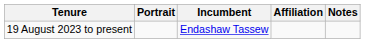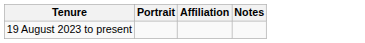- column: (224, 13)
